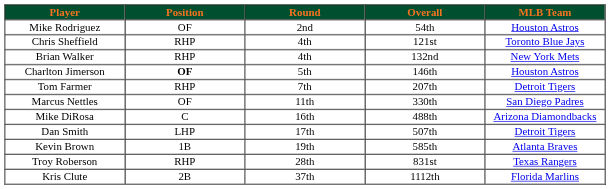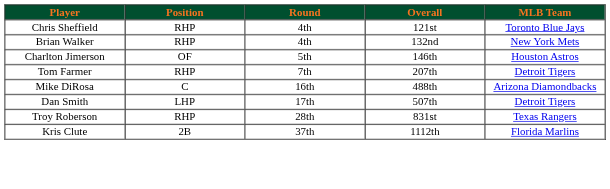- row: (65, 27)
(185, 72) bold -> (185, 57) normal
- row: (65, 102)
- row: (65, 146)
